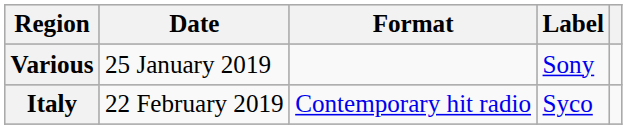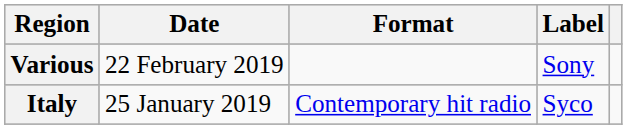(188, 64) 25 January 2019 -> (194, 64) 22 February 2019
(194, 104) 22 February 2019 -> (188, 104) 25 January 2019
